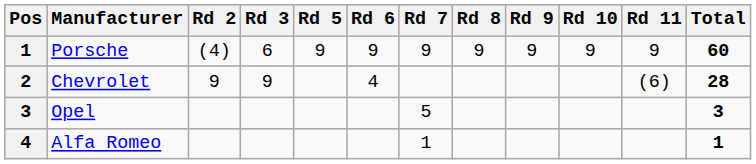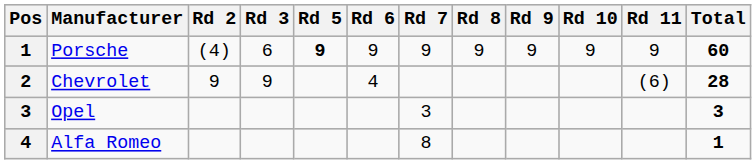(320, 51) normal -> (320, 51) bold
(426, 112) 5 -> (426, 112) 3
(426, 143) 1 -> (426, 143) 8
